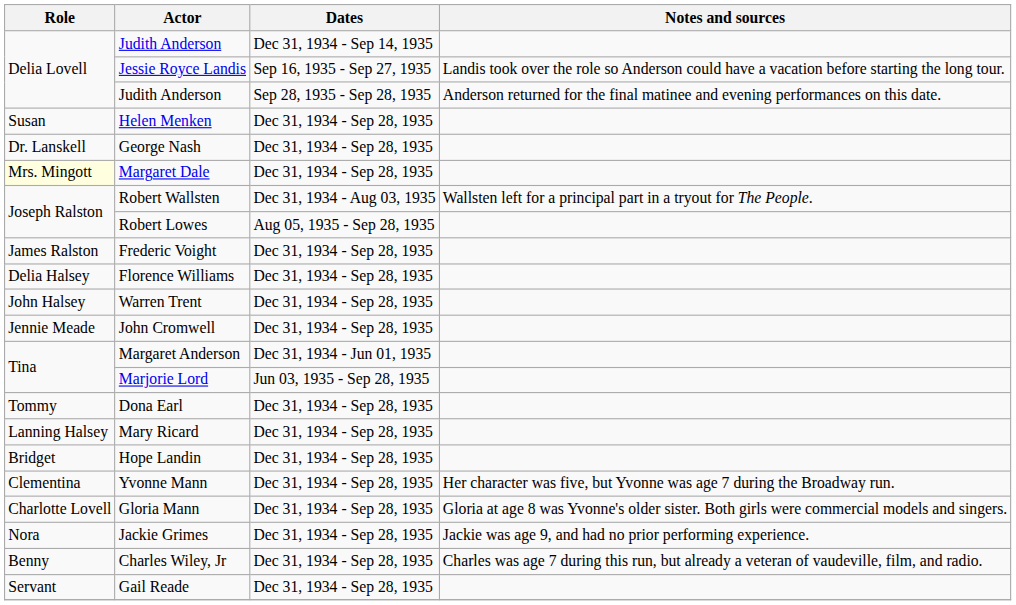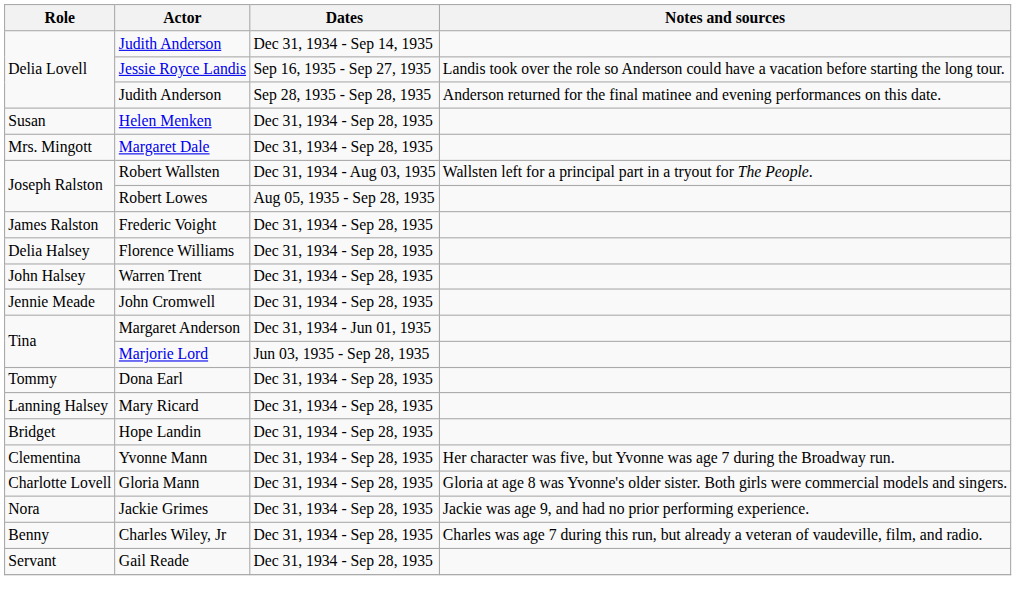- row: (160, 147)
(50, 173) lightyellow background -> (50, 147) no background
